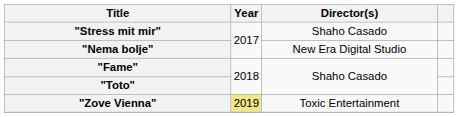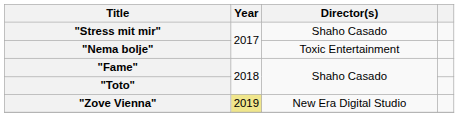(349, 49) New Era Digital Studio -> (349, 49) Toxic Entertainment
(349, 103) Toxic Entertainment -> (349, 103) New Era Digital Studio
